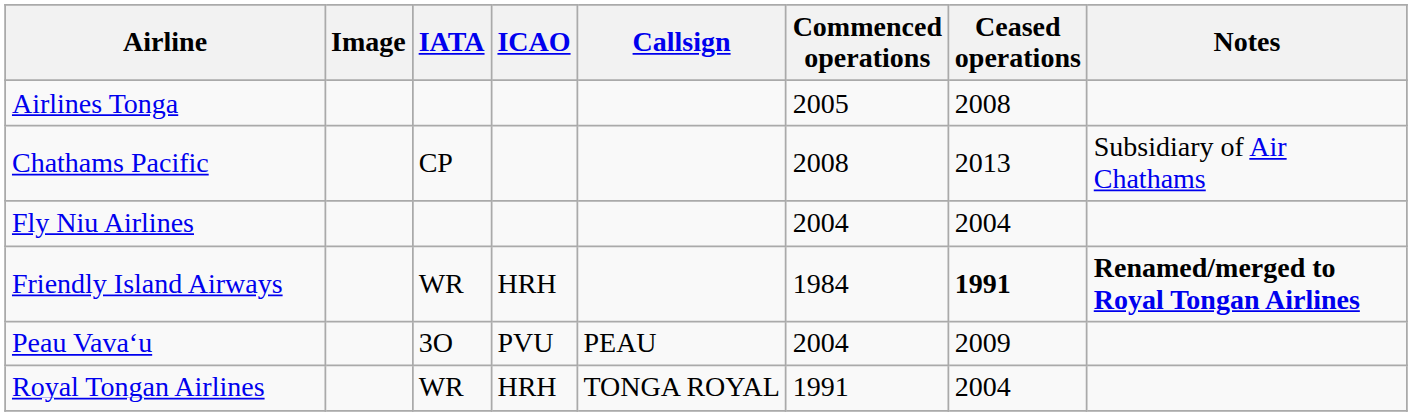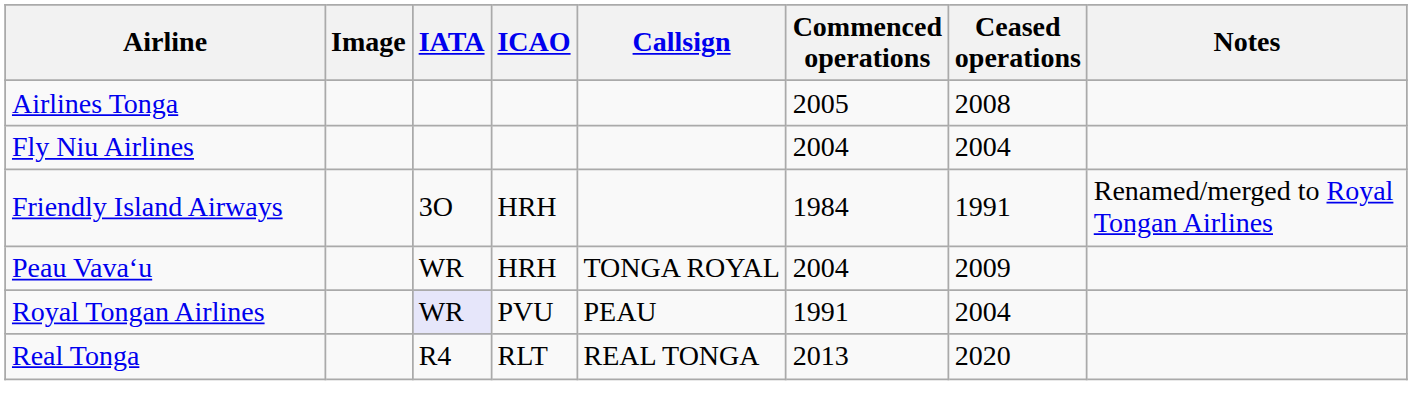- row: (110, 162)
(441, 283) WR -> (436, 207) 3O
(983, 283) bold -> (983, 207) normal
(1227, 283) bold -> (1244, 207) normal
(436, 343) 3O -> (441, 267) WR
(525, 343) PVU -> (527, 267) HRH
(620, 343) PEAU -> (682, 267) TONGA ROYAL
(441, 387) no background -> (441, 311) lavender background
(527, 387) HRH -> (525, 311) PVU
(682, 387) TONGA ROYAL -> (620, 311) PEAU
+ row: (76, 356)
